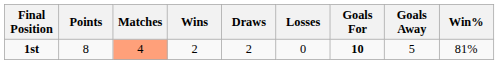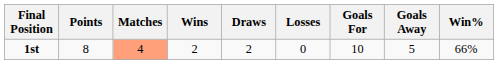(357, 49) bold -> (357, 49) normal
(466, 49) 81% -> (466, 49) 66%
